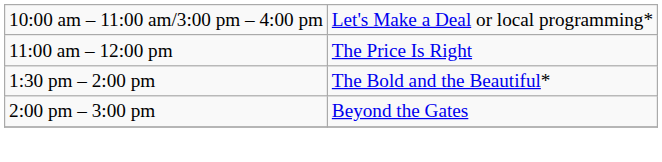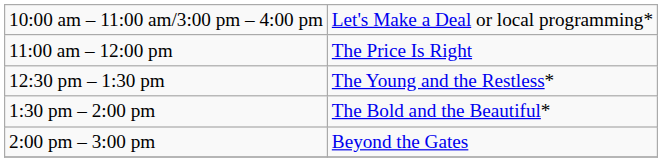+ row: (87, 80)
